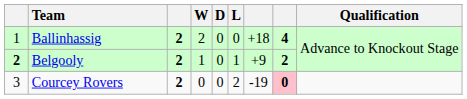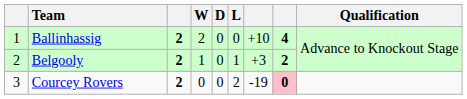(258, 37) +18 -> (258, 37) +10
(16, 60) bold -> (16, 60) normal
(258, 60) +9 -> (258, 60) +3
